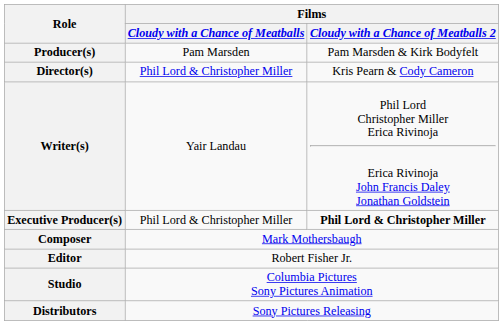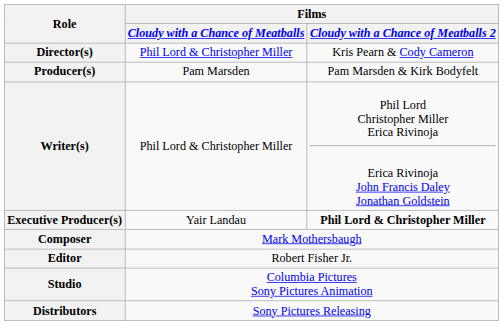rows swapped: (65, 71) <-> (65, 52)
(216, 146) Yair Landau -> (216, 146) Phil Lord & Christopher Miller
(216, 220) Phil Lord & Christopher Miller -> (216, 220) Yair Landau
